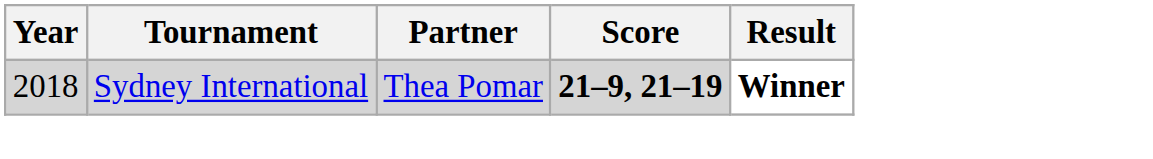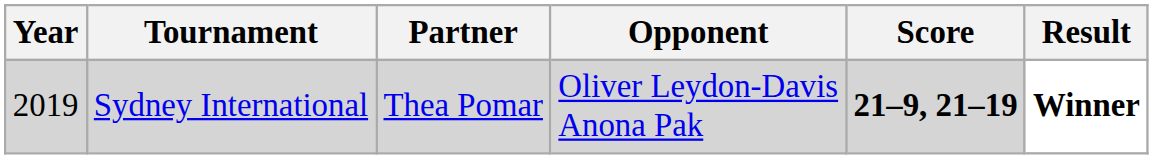+ column: (698, 31)
(46, 86) 2018 -> (46, 105) 2019
